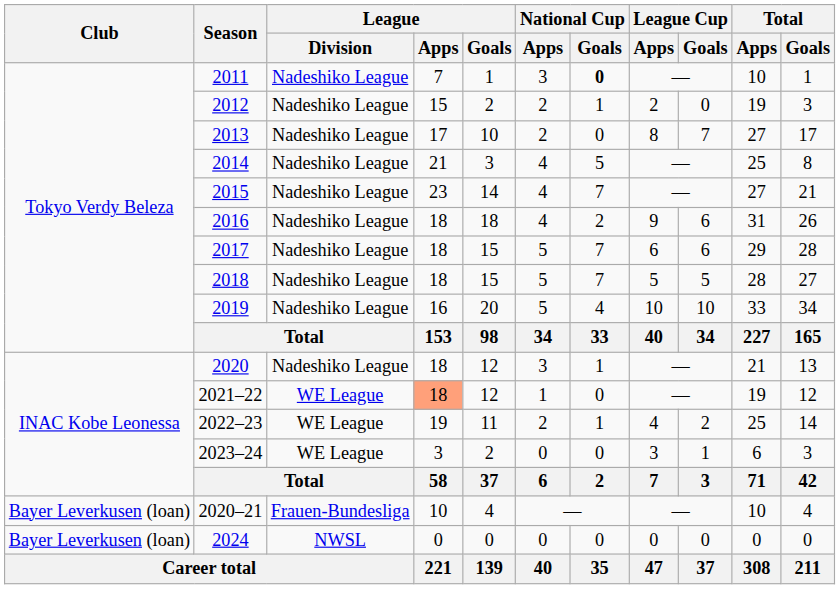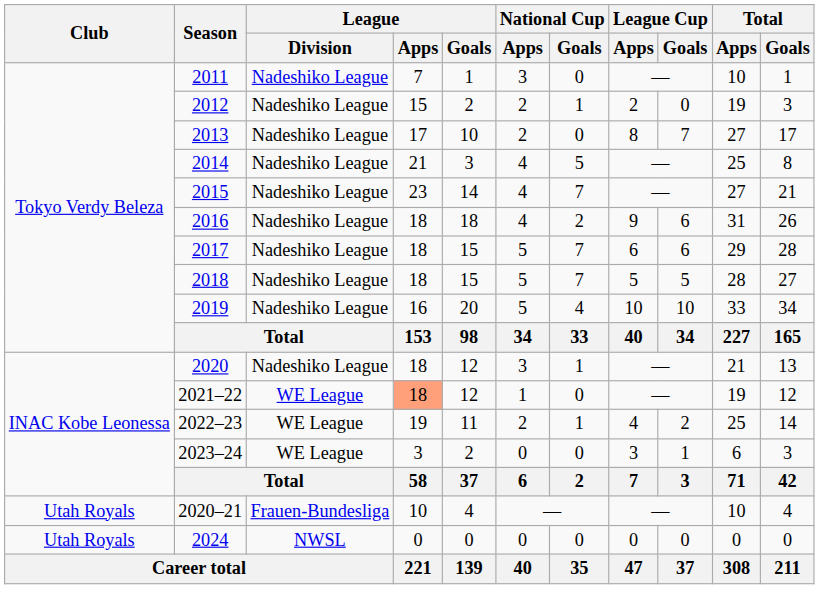(600, 76) bold -> (579, 76) normal
(99, 510) Bayer Leverkusen (loan) -> (89, 510) Utah Royals
(99, 539) Bayer Leverkusen (loan) -> (89, 539) Utah Royals
